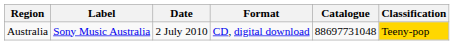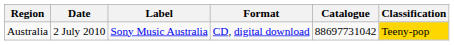columns swapped: (182, 13) <-> (102, 13)
(346, 31) 88697731048 -> (346, 31) 88697731042
